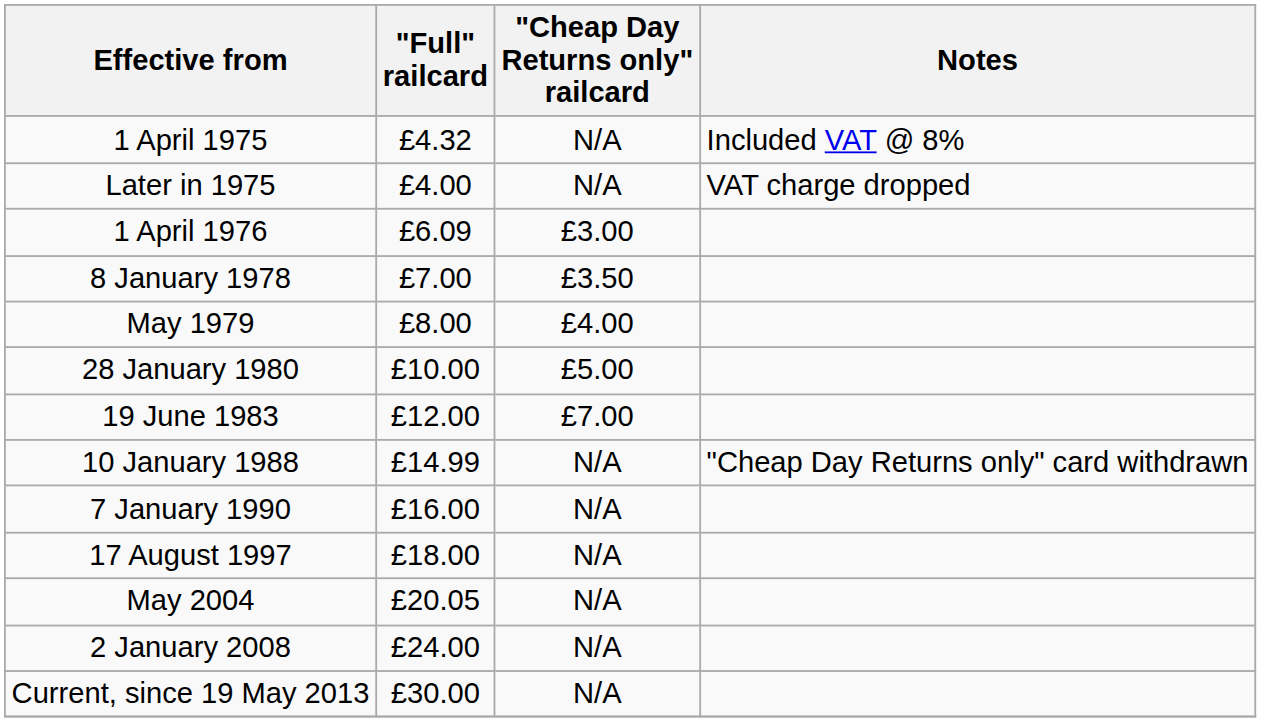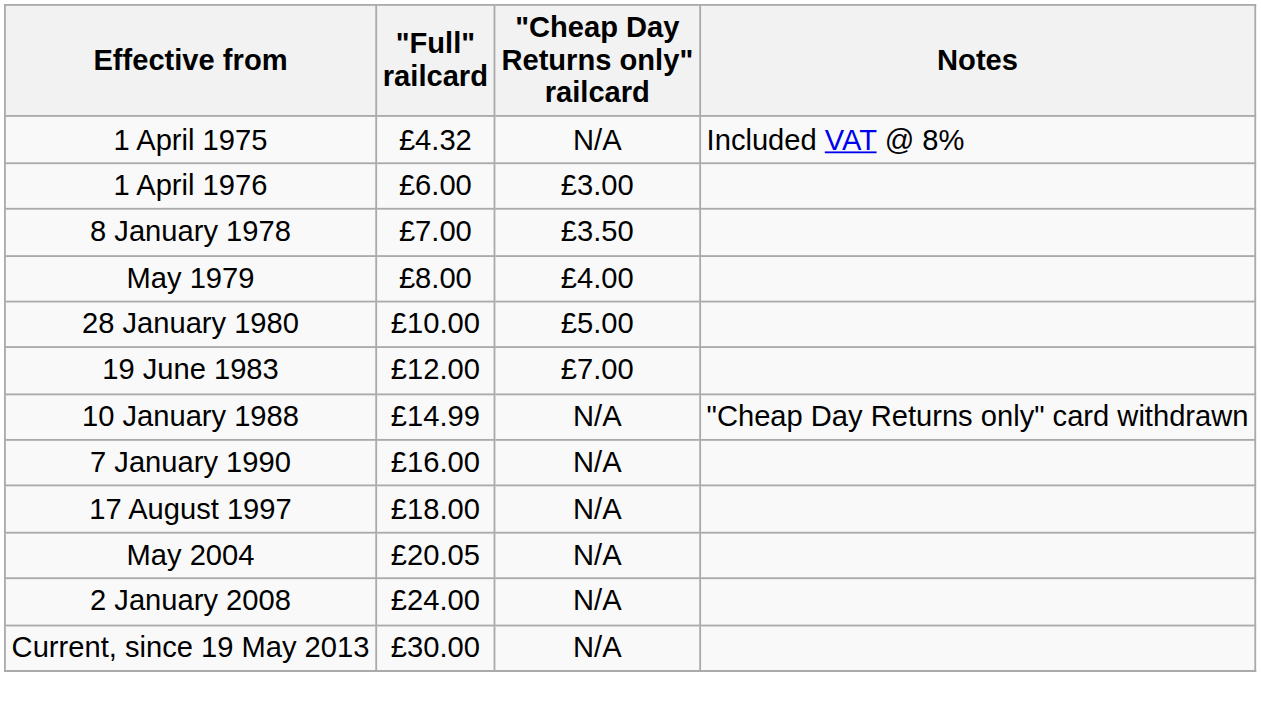- row: (190, 185)
(435, 231) £6.09 -> (435, 185) £6.00
